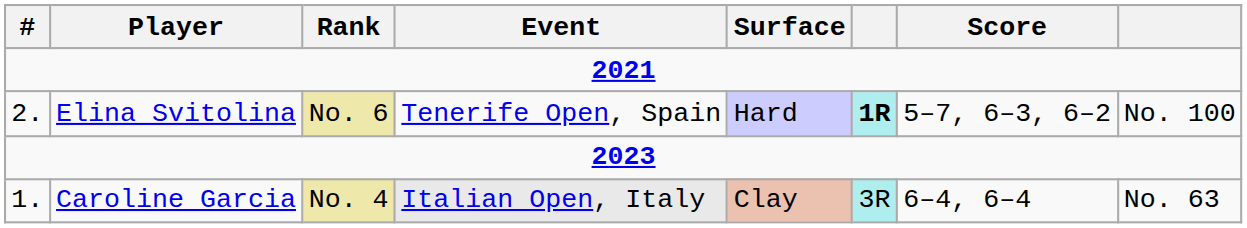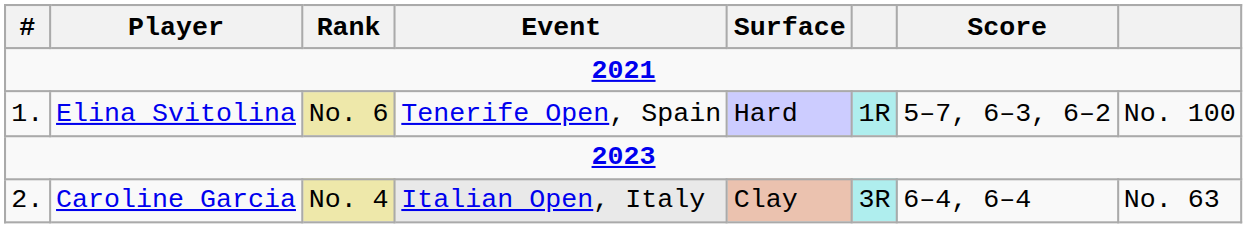(27, 114) 2. -> (27, 114) 1.
(874, 114) bold -> (874, 114) normal
(27, 200) 1. -> (27, 200) 2.
